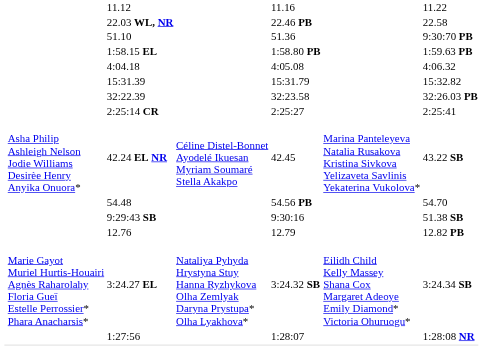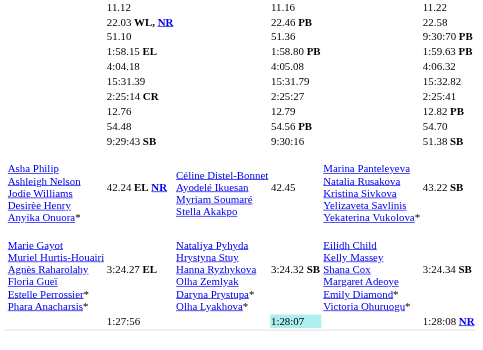- row: (126, 97)
rows swapped: (119, 233) <-> (137, 157)
(288, 336) no background -> (288, 321) paleturquoise background
